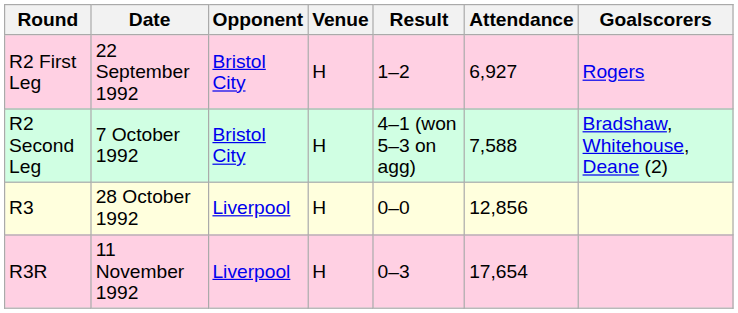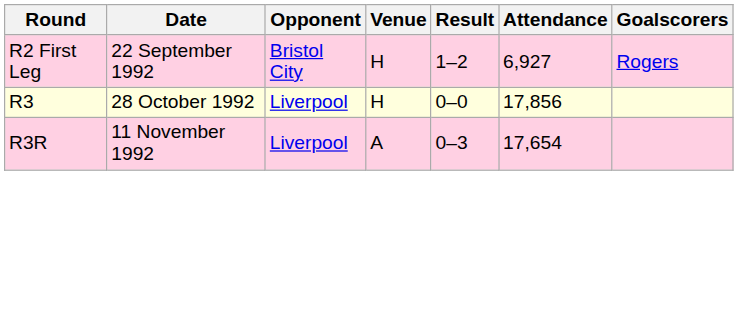- row: (42, 145)
(499, 208) 12,856 -> (532, 102) 17,856
(319, 271) H -> (377, 143) A
